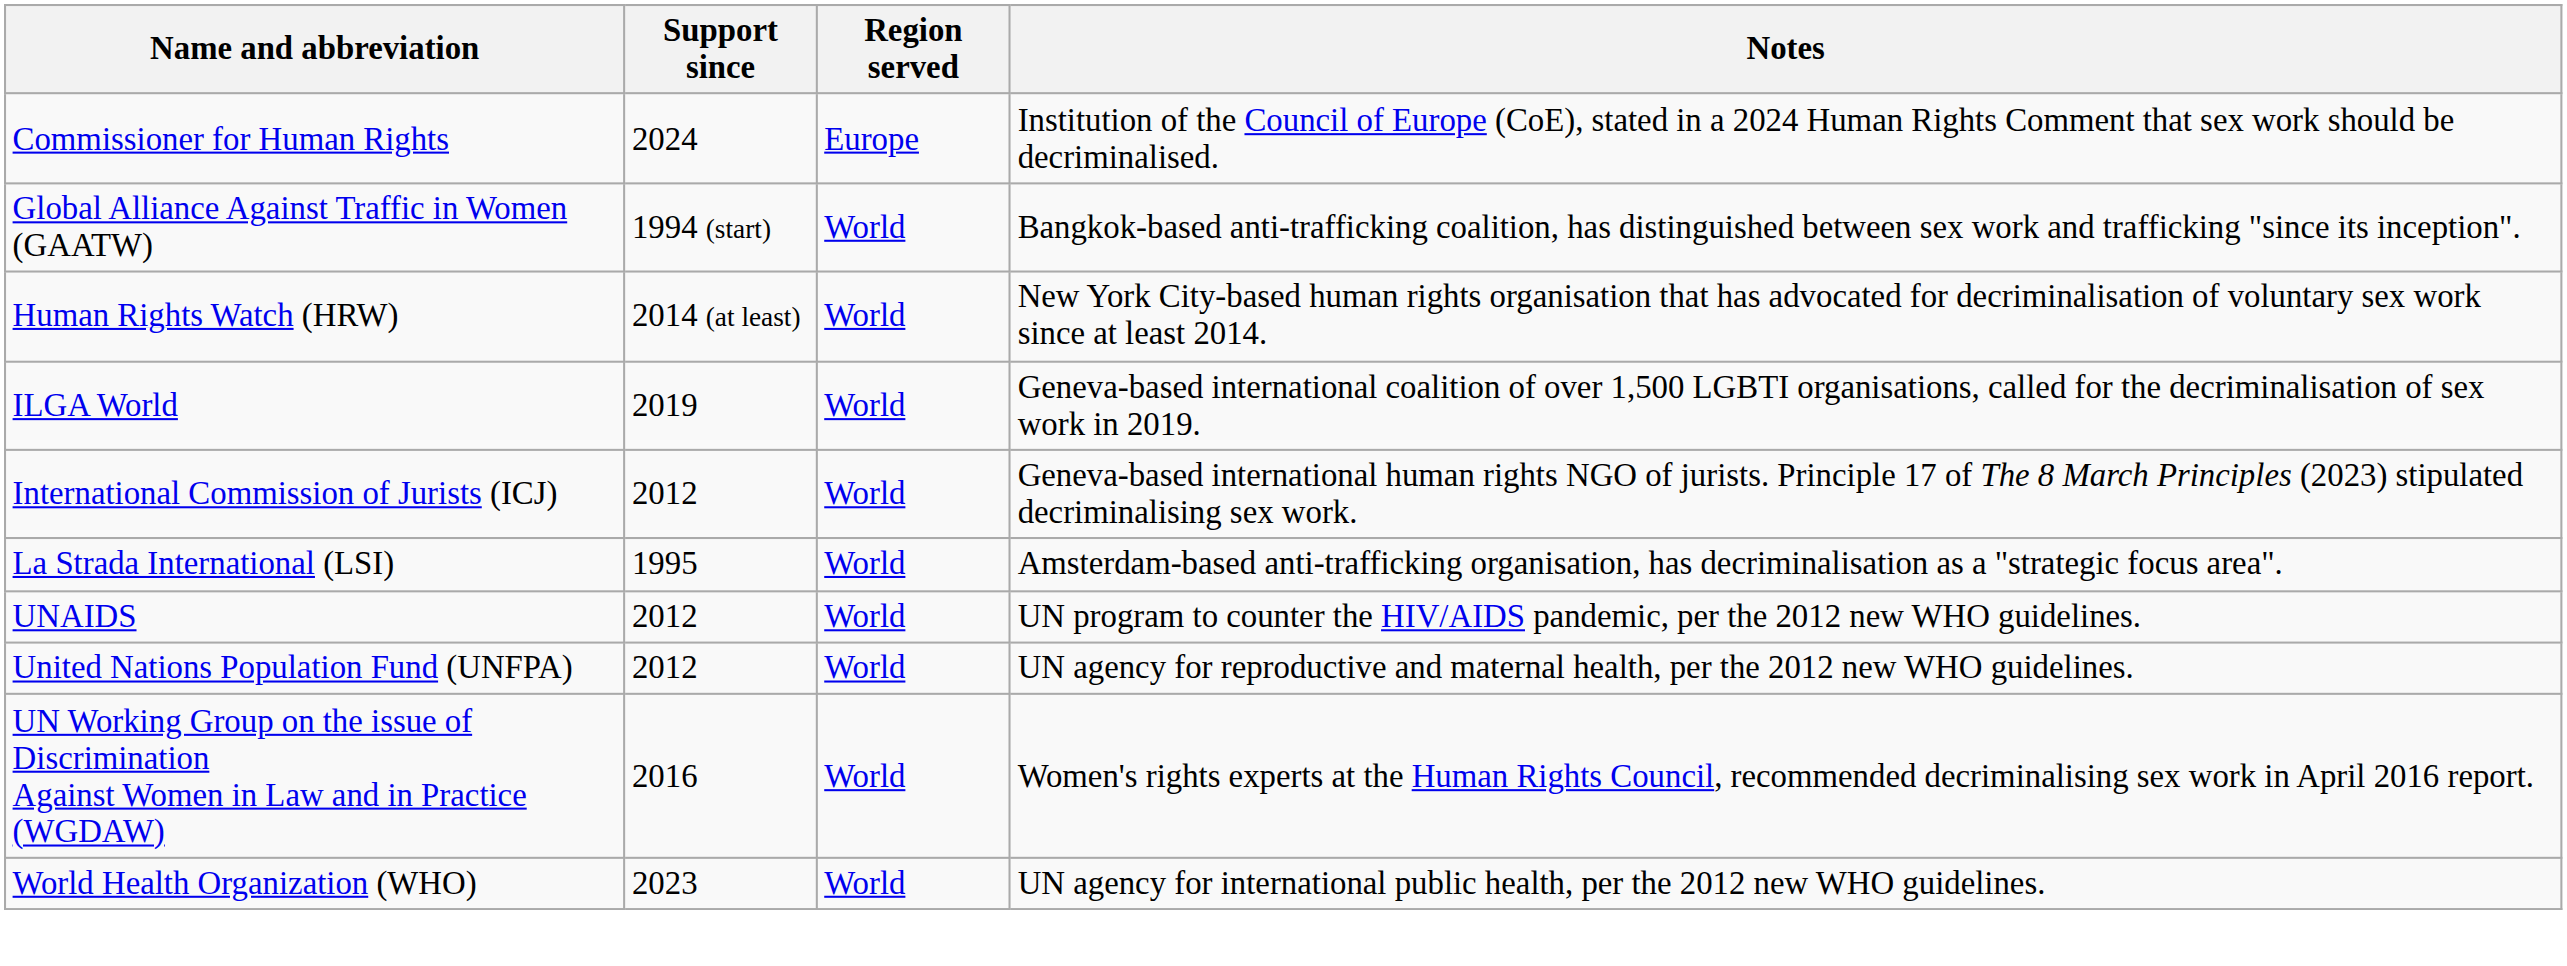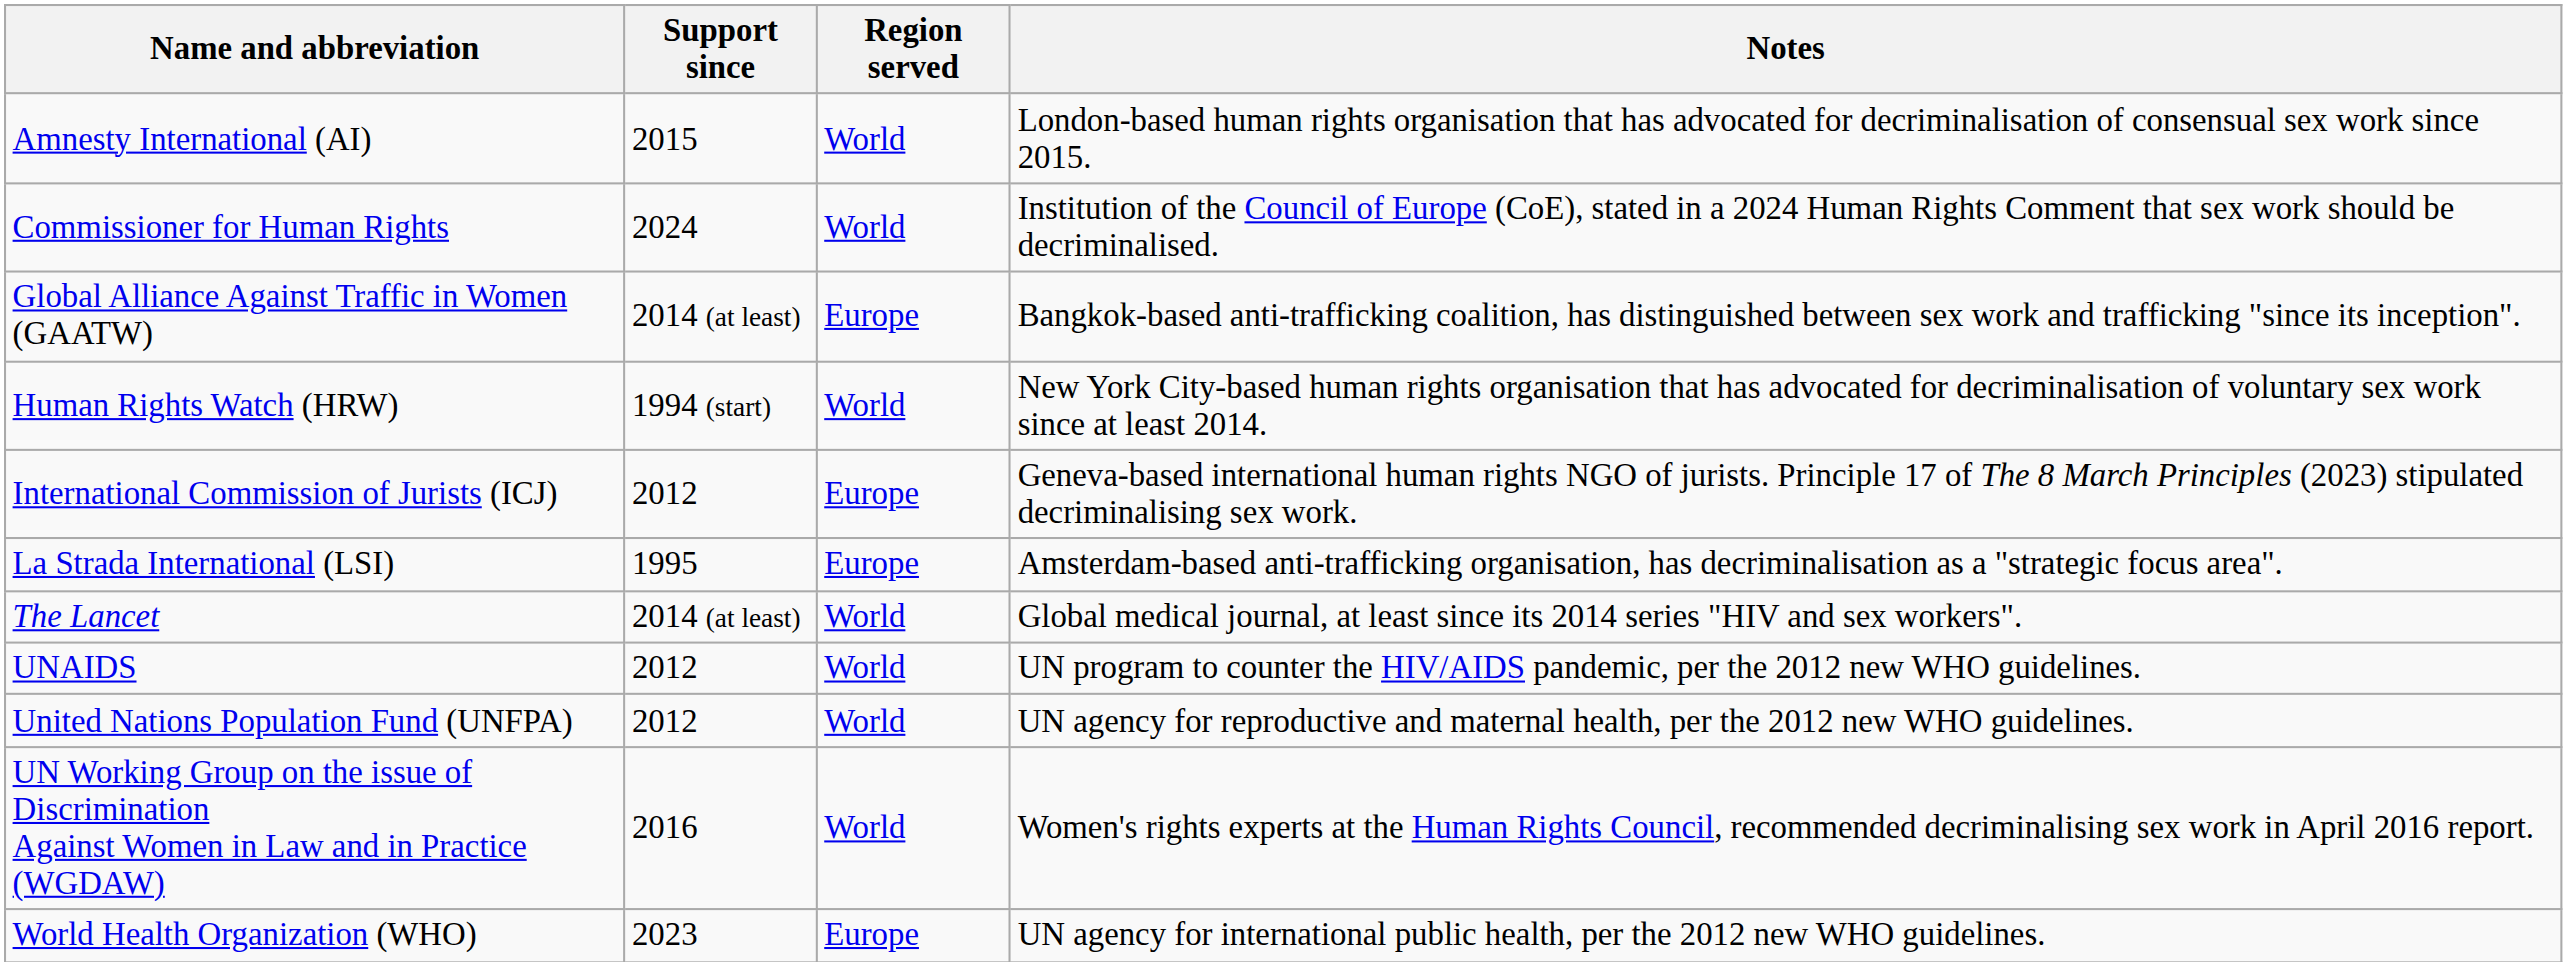+ row: (192, 137)
(872, 137) Europe -> (865, 226) World
(701, 226) 1994 (start) -> (716, 315) 2014 (at least)
(865, 226) World -> (872, 315) Europe
(716, 315) 2014 (at least) -> (701, 404) 1994 (start)
- row: (95, 404)
(865, 493) World -> (872, 493) Europe
(865, 564) World -> (872, 564) Europe
+ row: (86, 616)
(865, 882) World -> (872, 934) Europe
